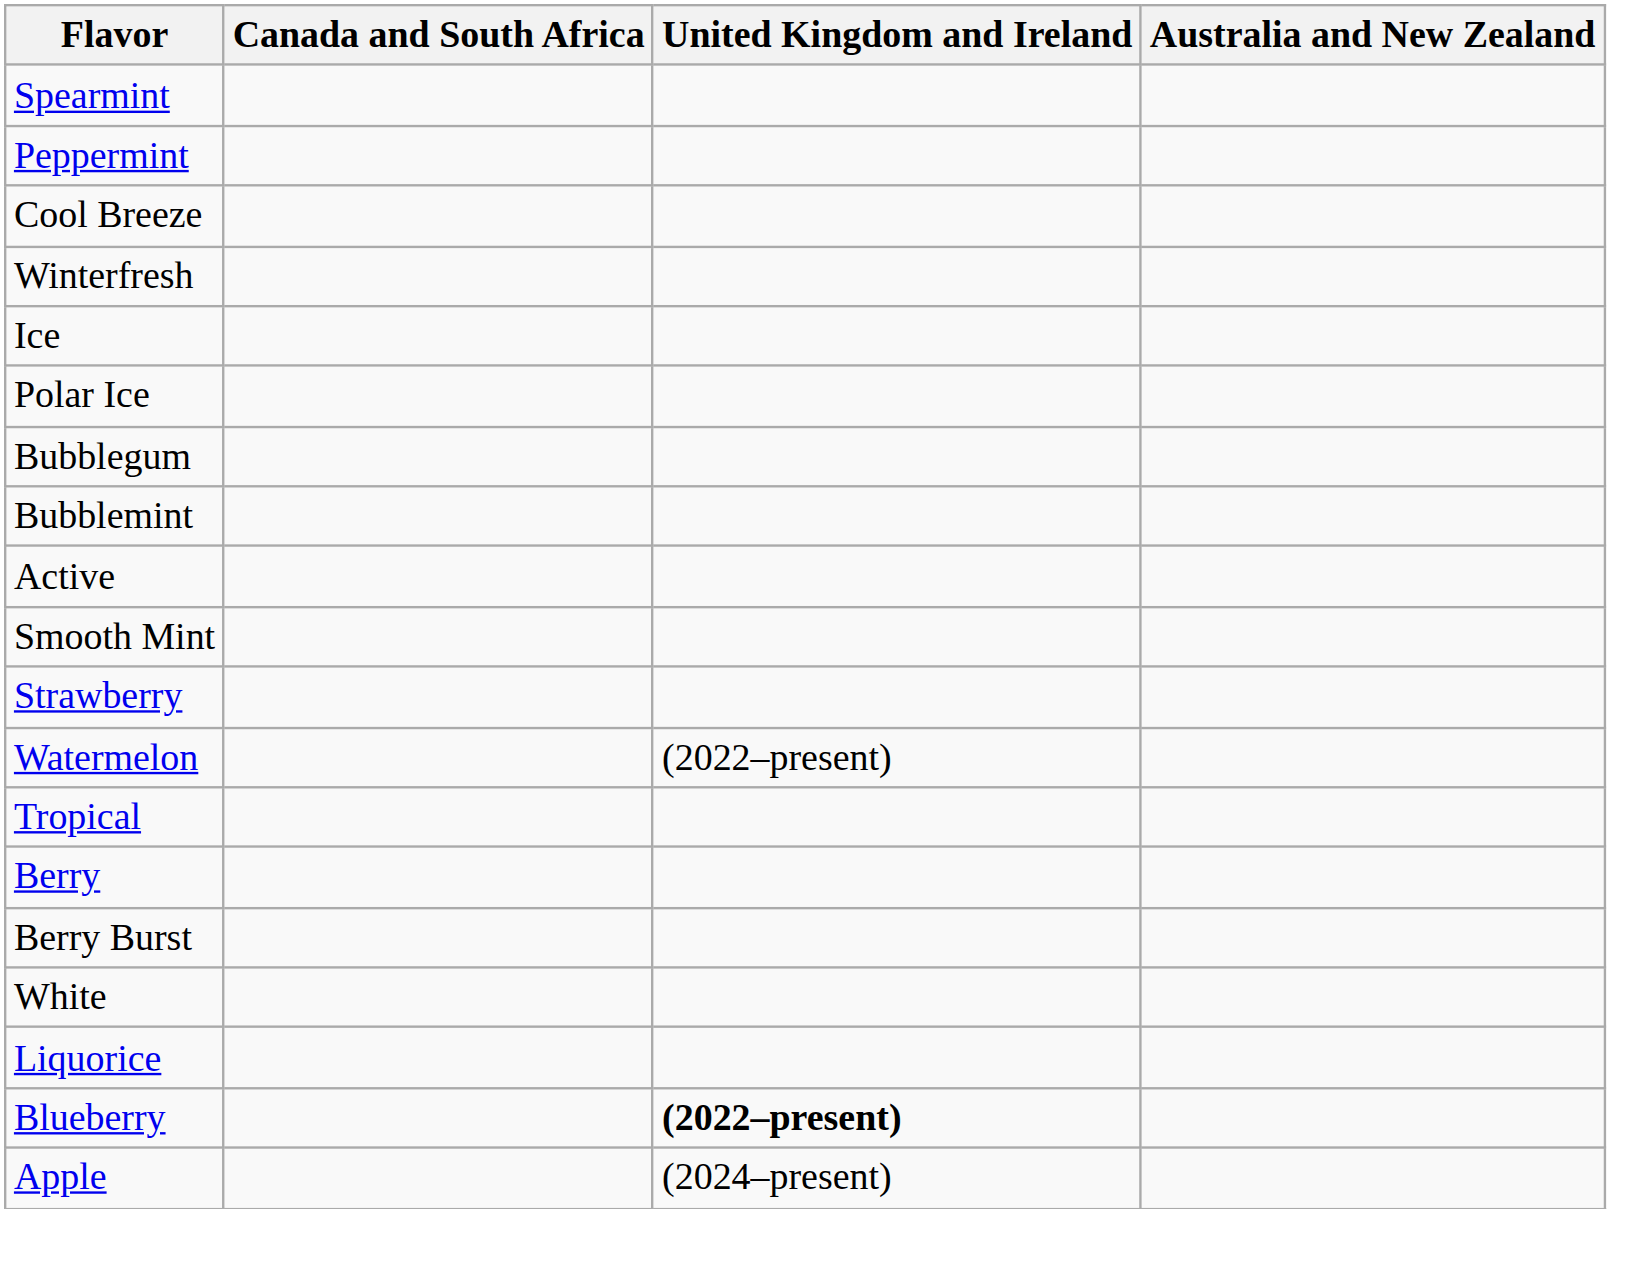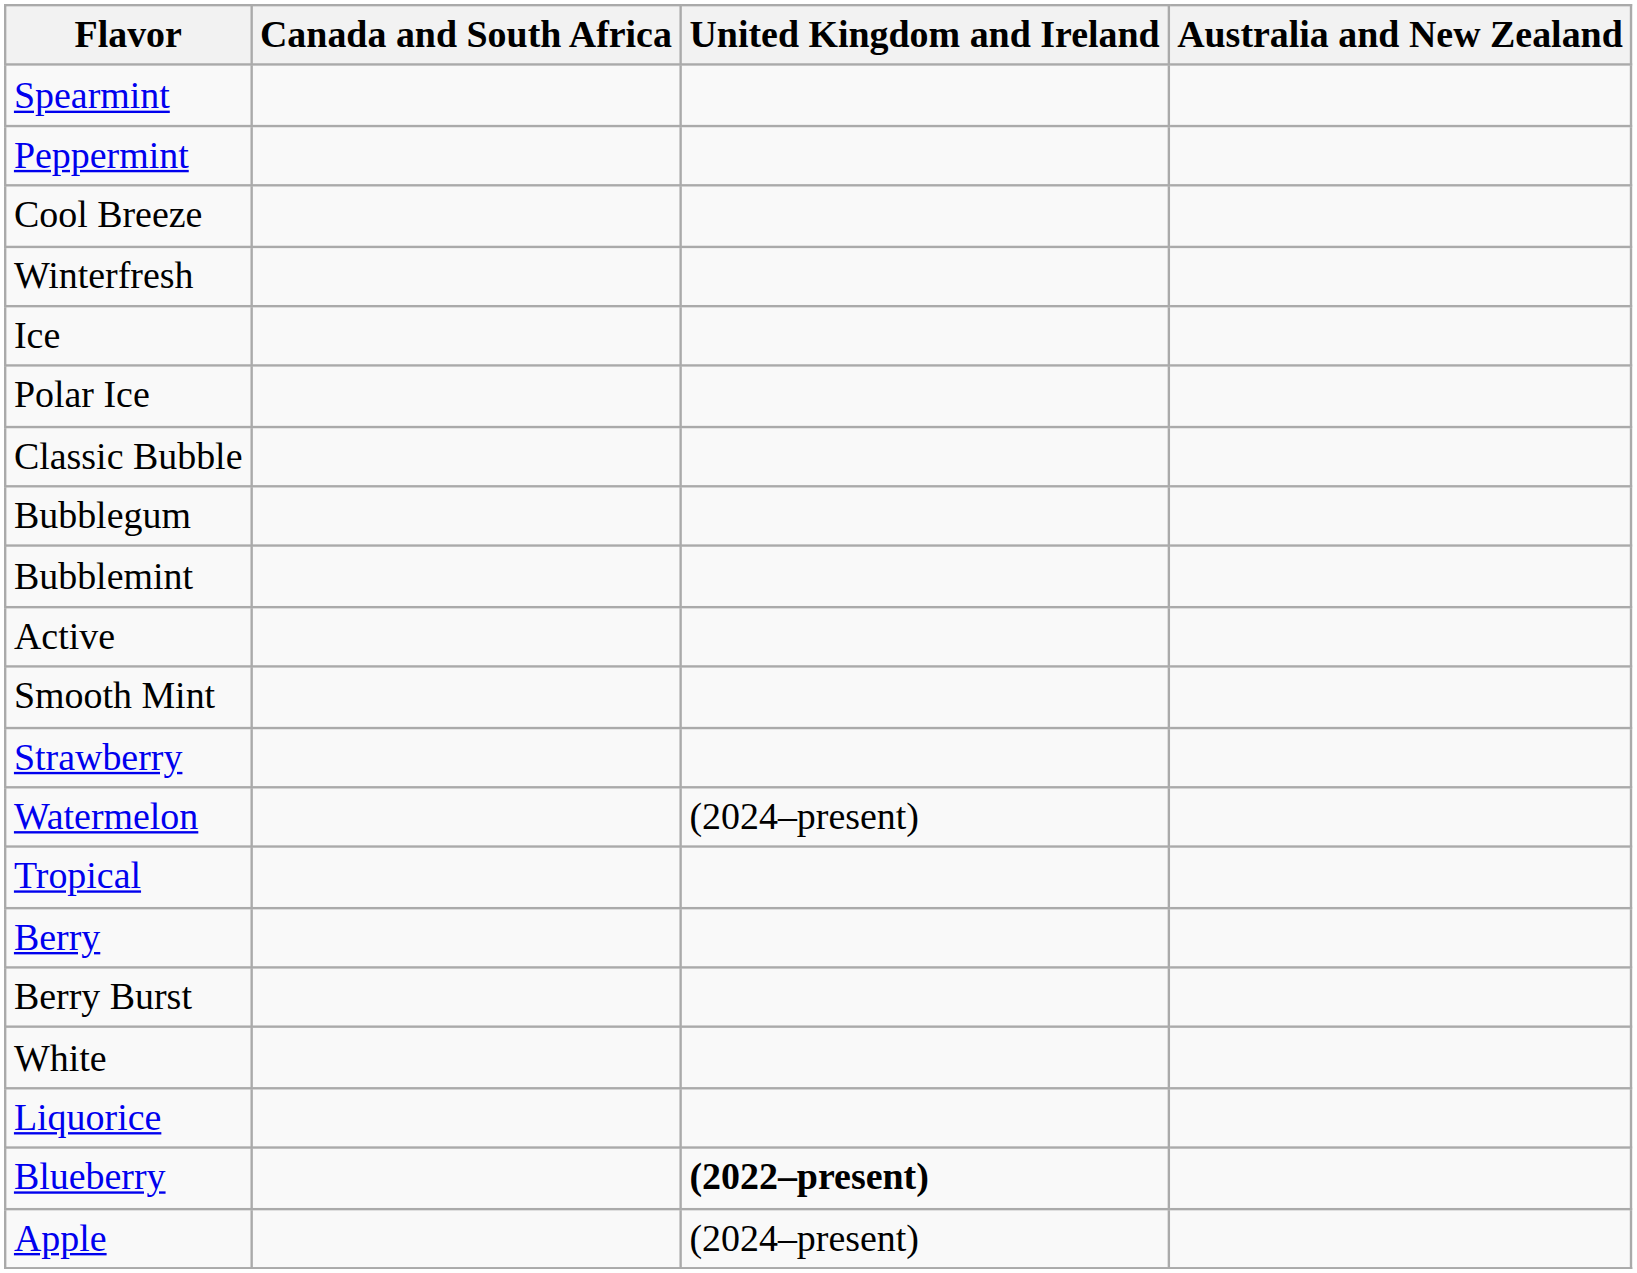+ row: (128, 455)
(777, 756) (2022–present) -> (804, 816) (2024–present)
